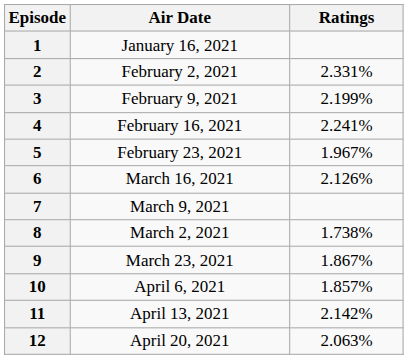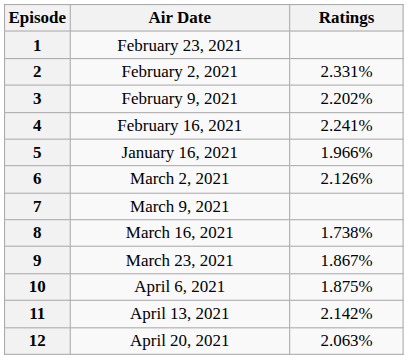(180, 44) January 16, 2021 -> (180, 44) February 23, 2021
(347, 98) 2.199% -> (347, 98) 2.202%
(180, 152) February 23, 2021 -> (180, 152) January 16, 2021
(347, 152) 1.967% -> (347, 152) 1.966%
(180, 179) March 16, 2021 -> (180, 179) March 2, 2021
(180, 233) March 2, 2021 -> (180, 233) March 16, 2021
(347, 286) 1.857% -> (347, 286) 1.875%
